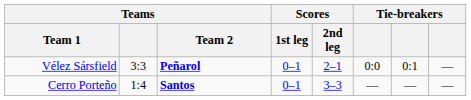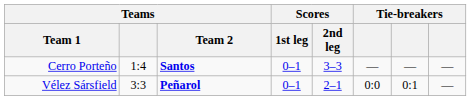rows swapped: (82, 85) <-> (79, 66)
